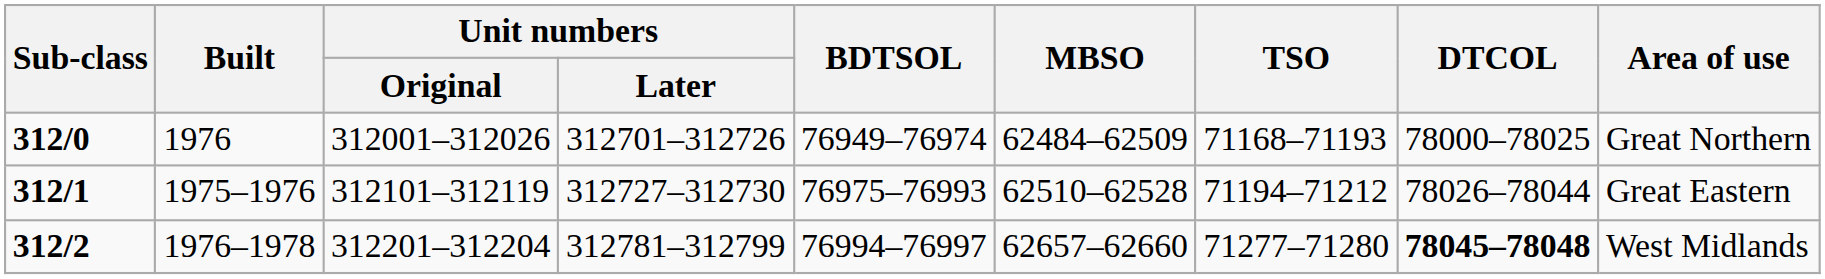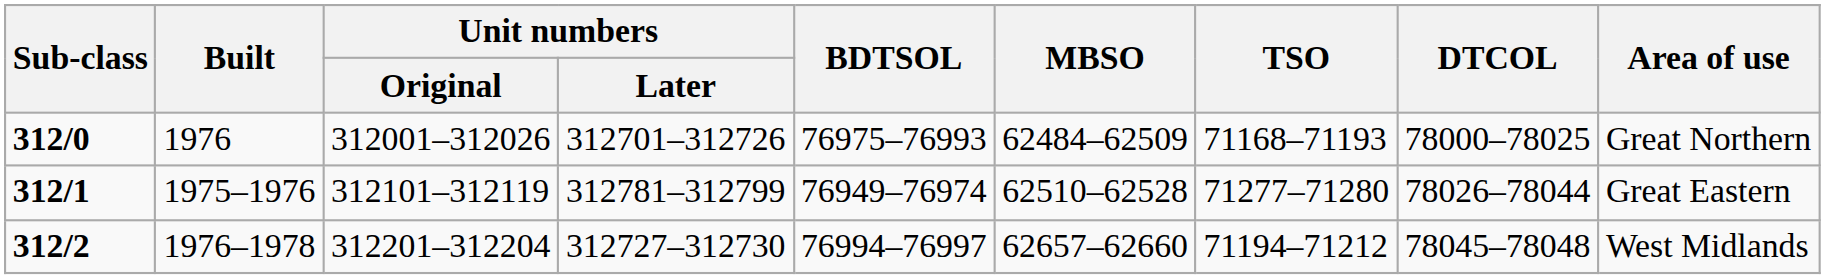(894, 138) 76949–76974 -> (894, 138) 76975–76993
(676, 191) 312727–312730 -> (676, 191) 312781–312799
(894, 191) 76975–76993 -> (894, 191) 76949–76974
(1296, 191) 71194–71212 -> (1296, 191) 71277–71280
(676, 245) 312781–312799 -> (676, 245) 312727–312730
(1296, 245) 71277–71280 -> (1296, 245) 71194–71212
(1498, 245) bold -> (1498, 245) normal
